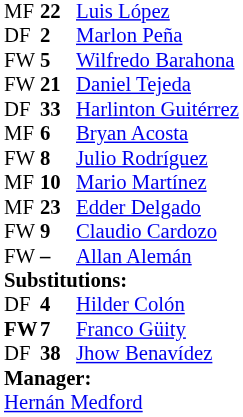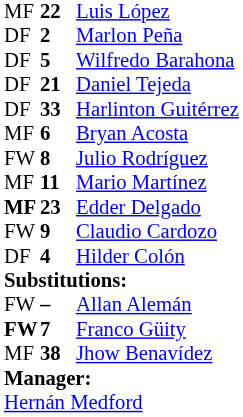(20, 59) FW -> (17, 59) DF
(20, 84) FW -> (17, 84) DF
(50, 182) 10 -> (50, 182) 11
(19, 206) normal -> (20, 206) bold
rows swapped: (134, 255) <-> (130, 304)
(17, 353) DF -> (19, 353) MF
